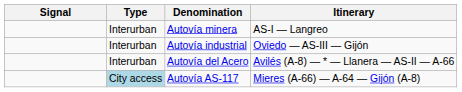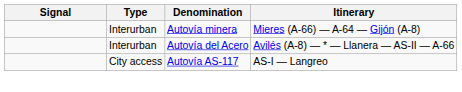(291, 29) AS-I — Langreo -> (337, 29) Mieres (A-66) — A-64 — Gijón (A-8)
- row: (207, 45)
(136, 78) lightblue background -> (136, 62) no background
(337, 78) Mieres (A-66) — A-64 — Gijón (A-8) -> (291, 62) AS-I — Langreo
